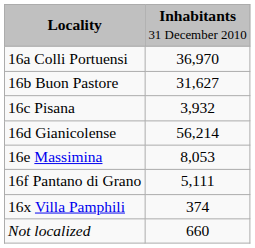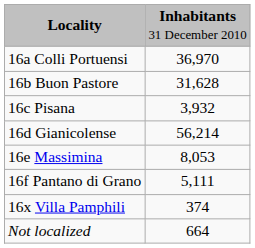(198, 83) 31,627 -> (198, 83) 31,628
(198, 231) 660 -> (198, 231) 664
